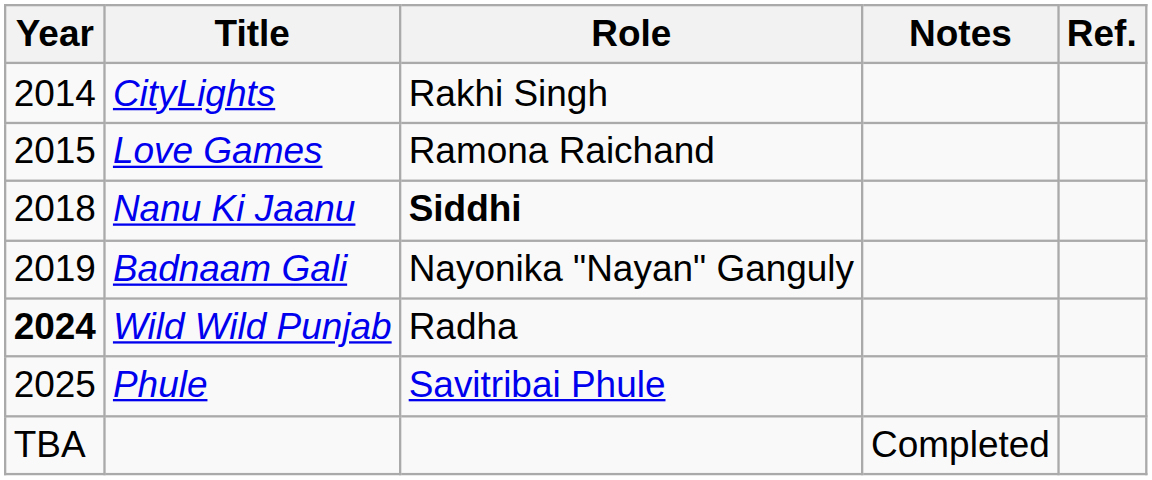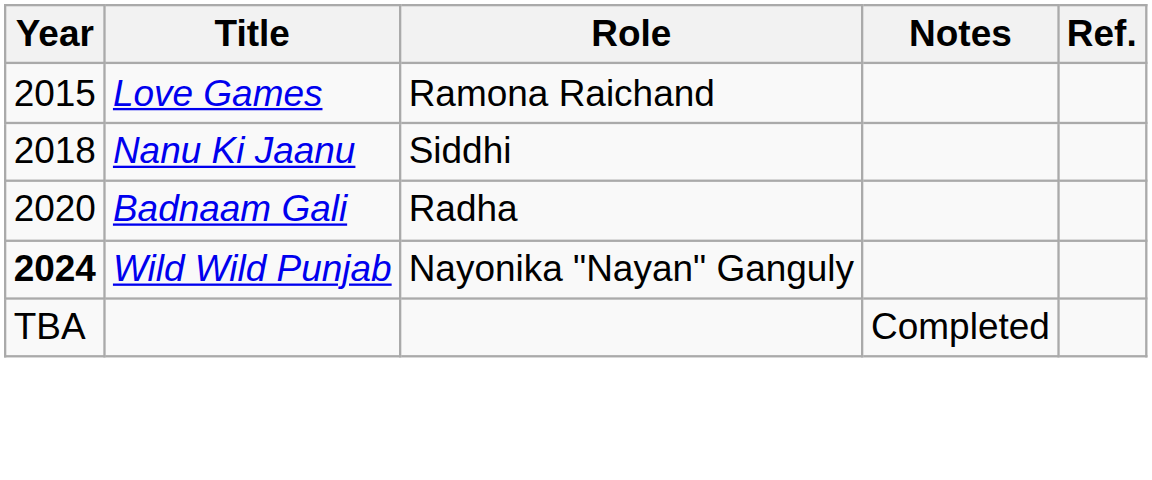- row: (194, 92)
(465, 209) bold -> (460, 151) normal
(55, 268) 2019 -> (55, 209) 2020
(631, 268) Nayonika "Nayan" Ganguly -> (463, 209) Radha
(463, 326) Radha -> (631, 268) Nayonika "Nayan" Ganguly
- row: (160, 385)
